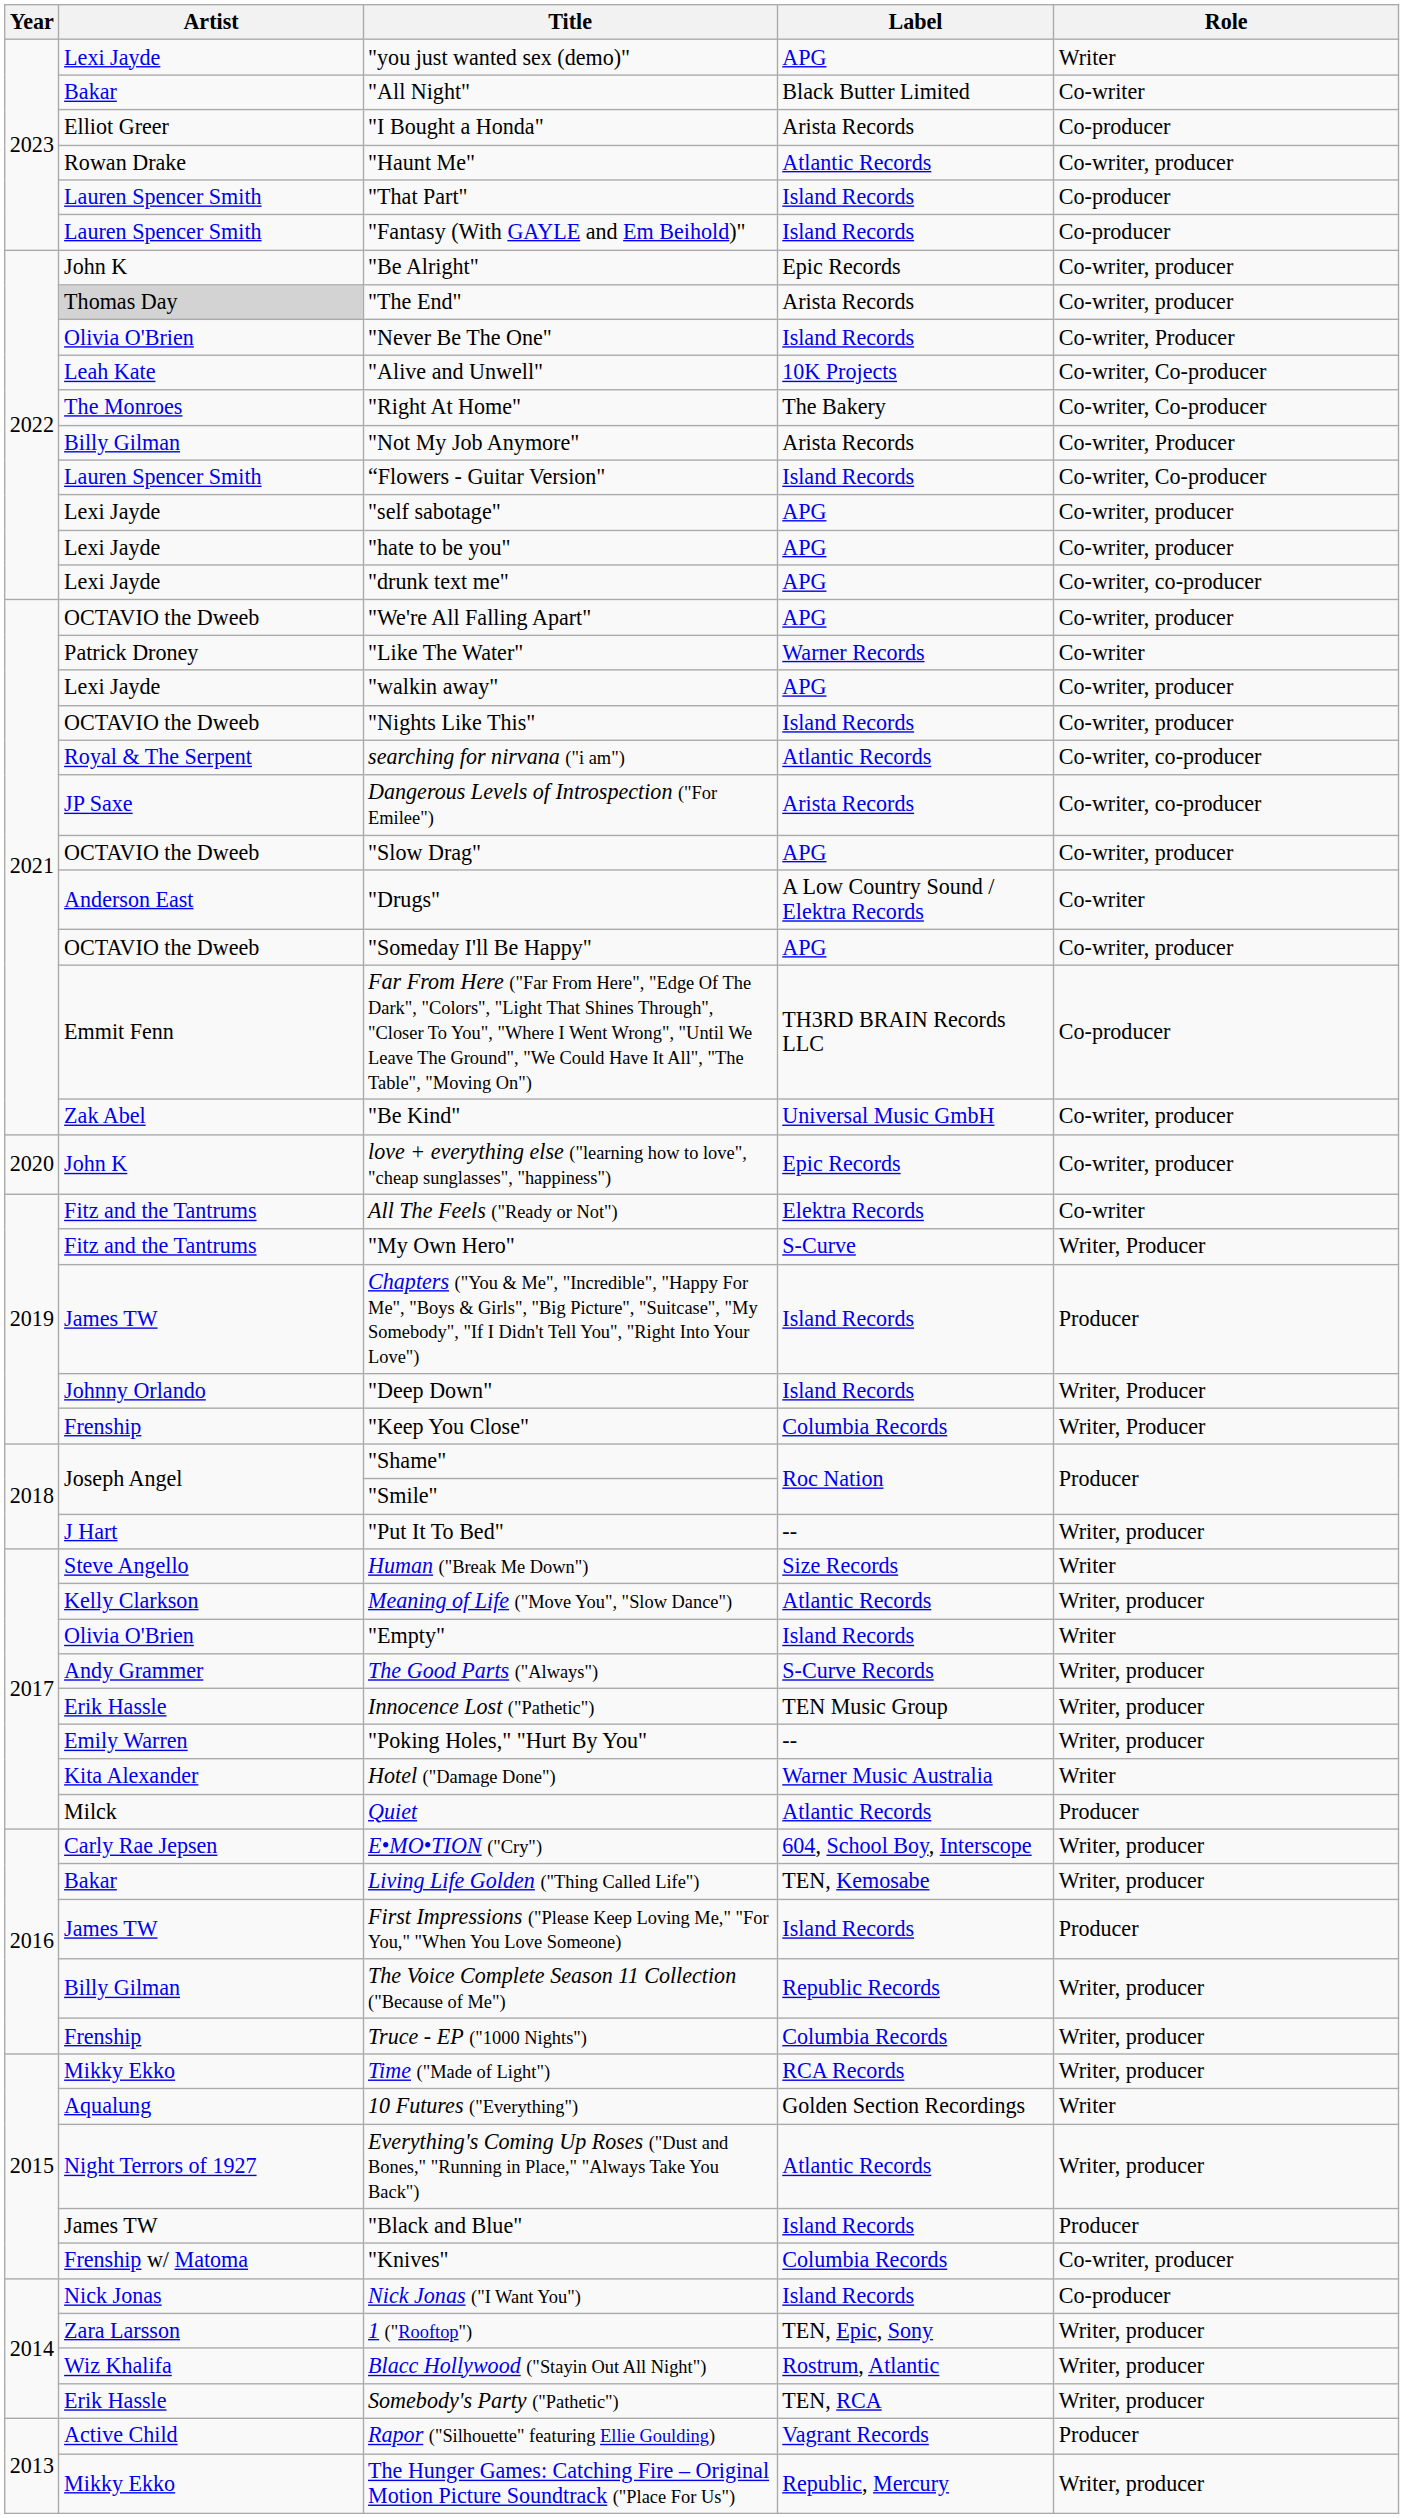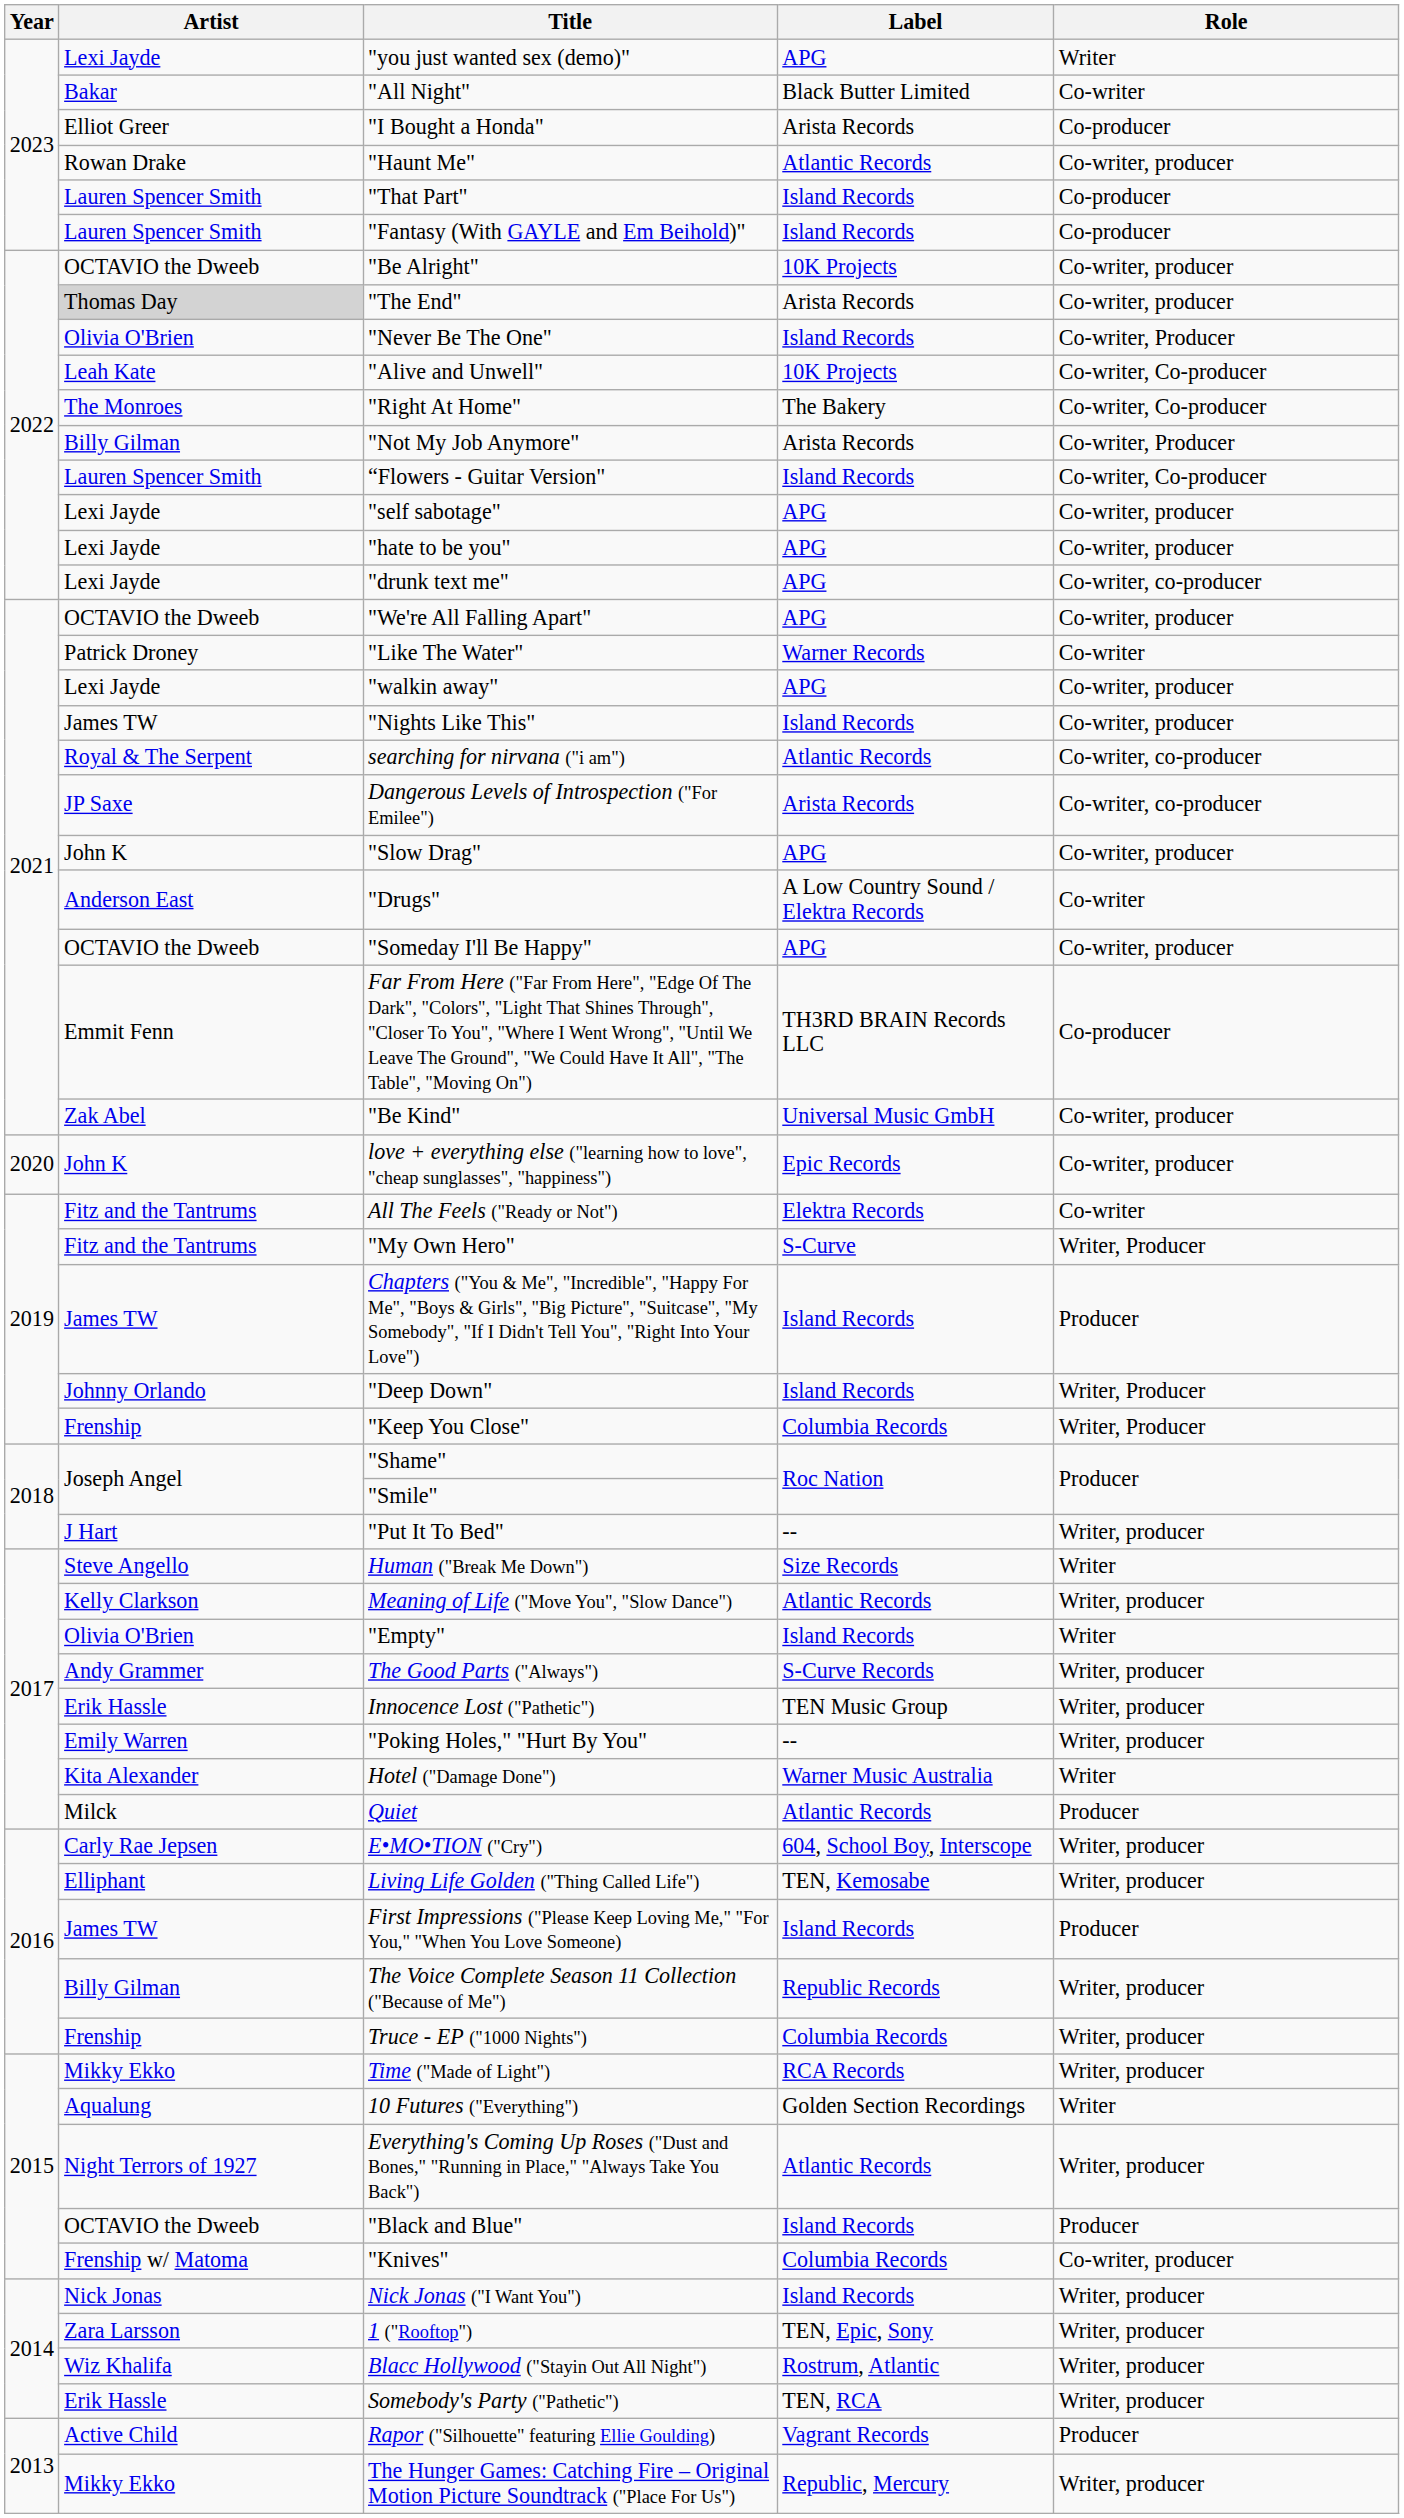(96, 267) John K -> (162, 267) OCTAVIO the Dweeb
(841, 267) Epic Records -> (840, 267) 10K Projects
(162, 722) OCTAVIO the Dweeb -> (111, 722) James TW
(162, 852) OCTAVIO the Dweeb -> (96, 852) John K
(90, 1881) Bakar -> (105, 1881) Elliphant
(111, 2225) James TW -> (162, 2225) OCTAVIO the Dweeb
(1115, 2295) Co-producer -> (1131, 2295) Writer, producer
